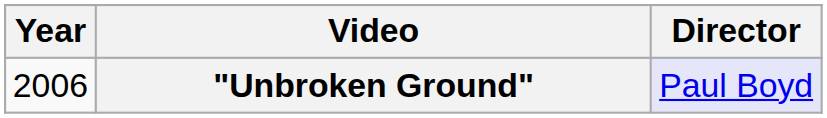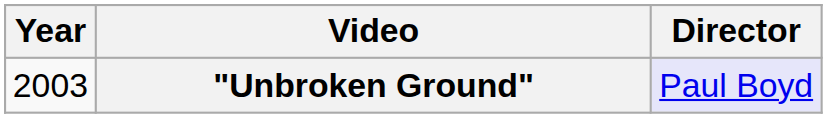(50, 84) 2006 -> (50, 84) 2003
